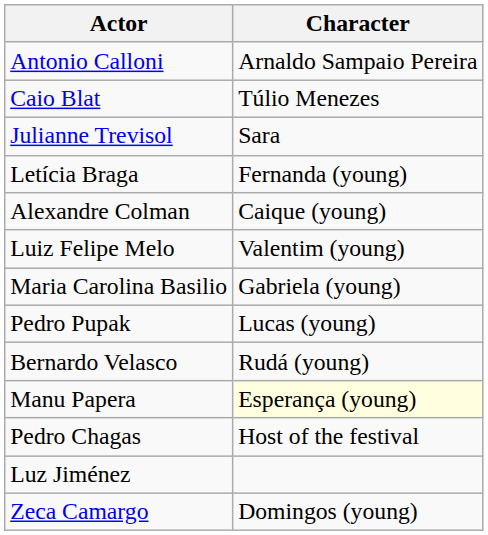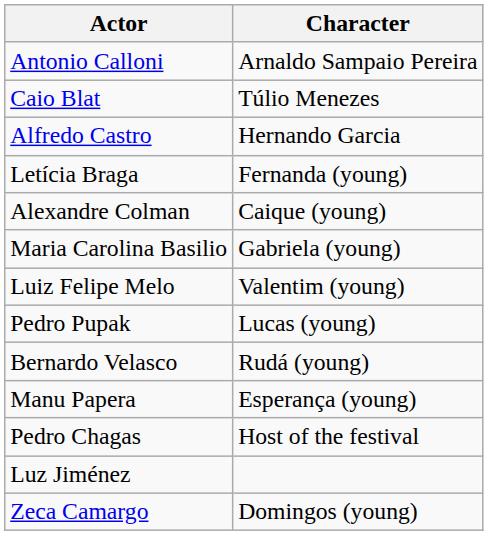+ row: (81, 135)
- row: (91, 135)
rows swapped: (92, 248) <-> (119, 286)
(327, 398) lightyellow background -> (327, 398) no background
